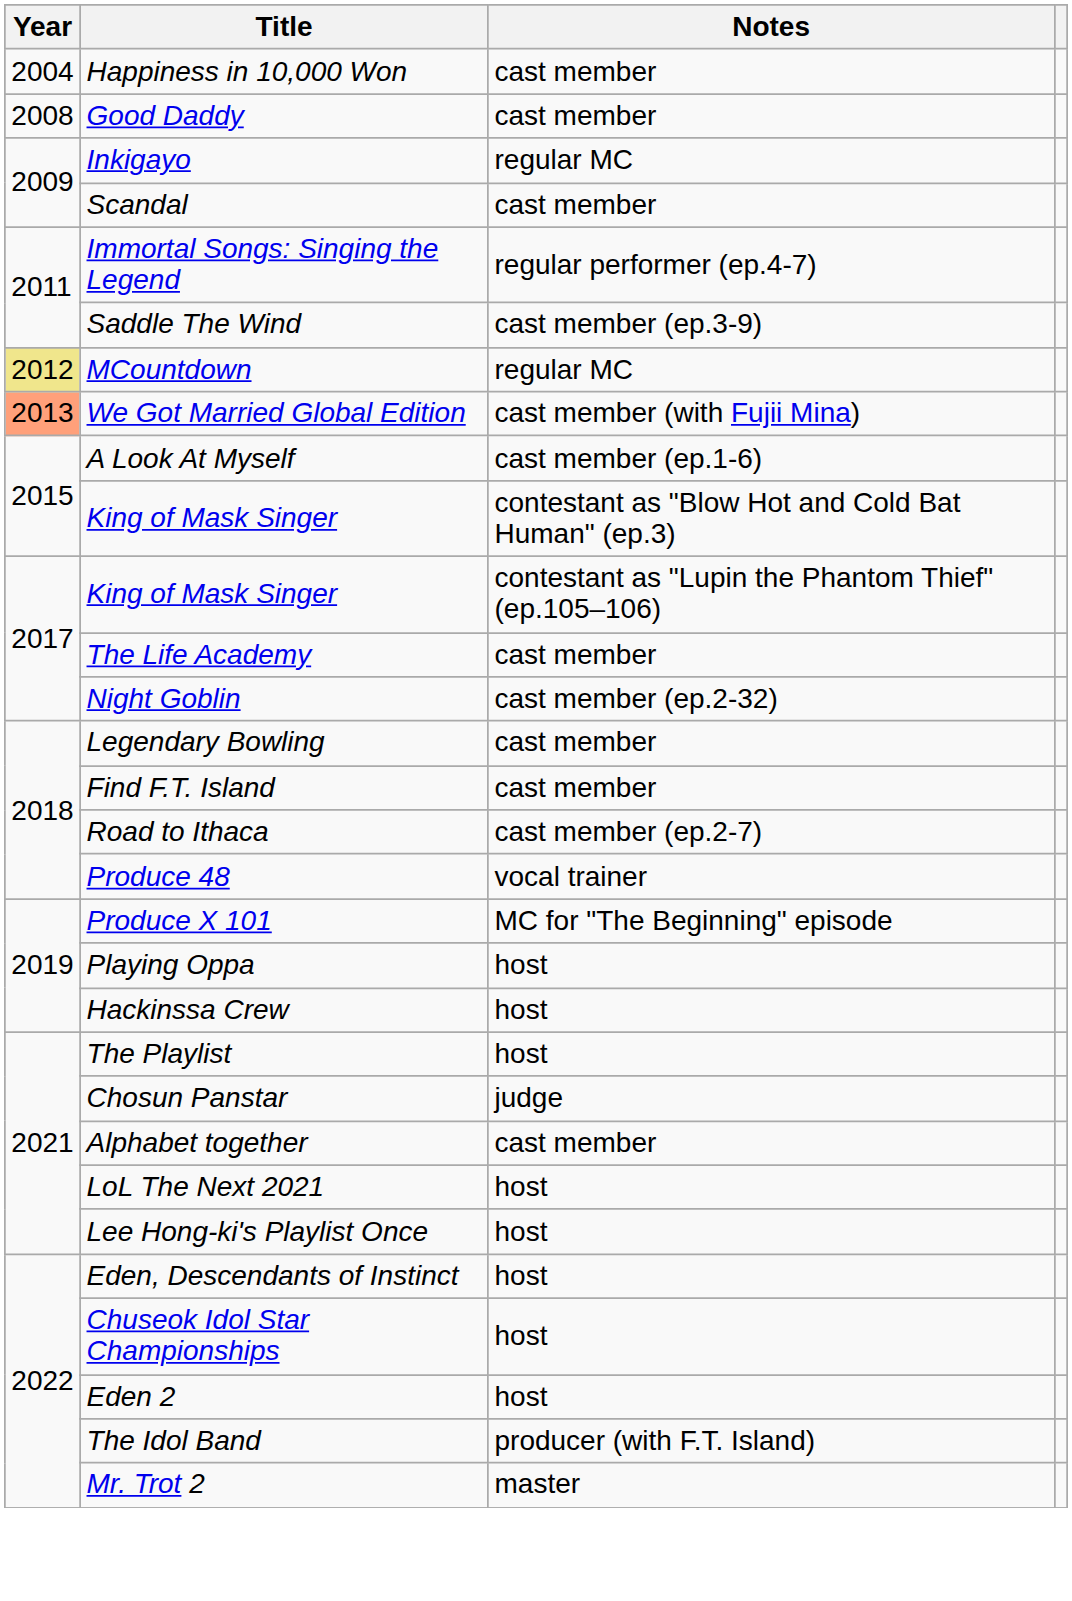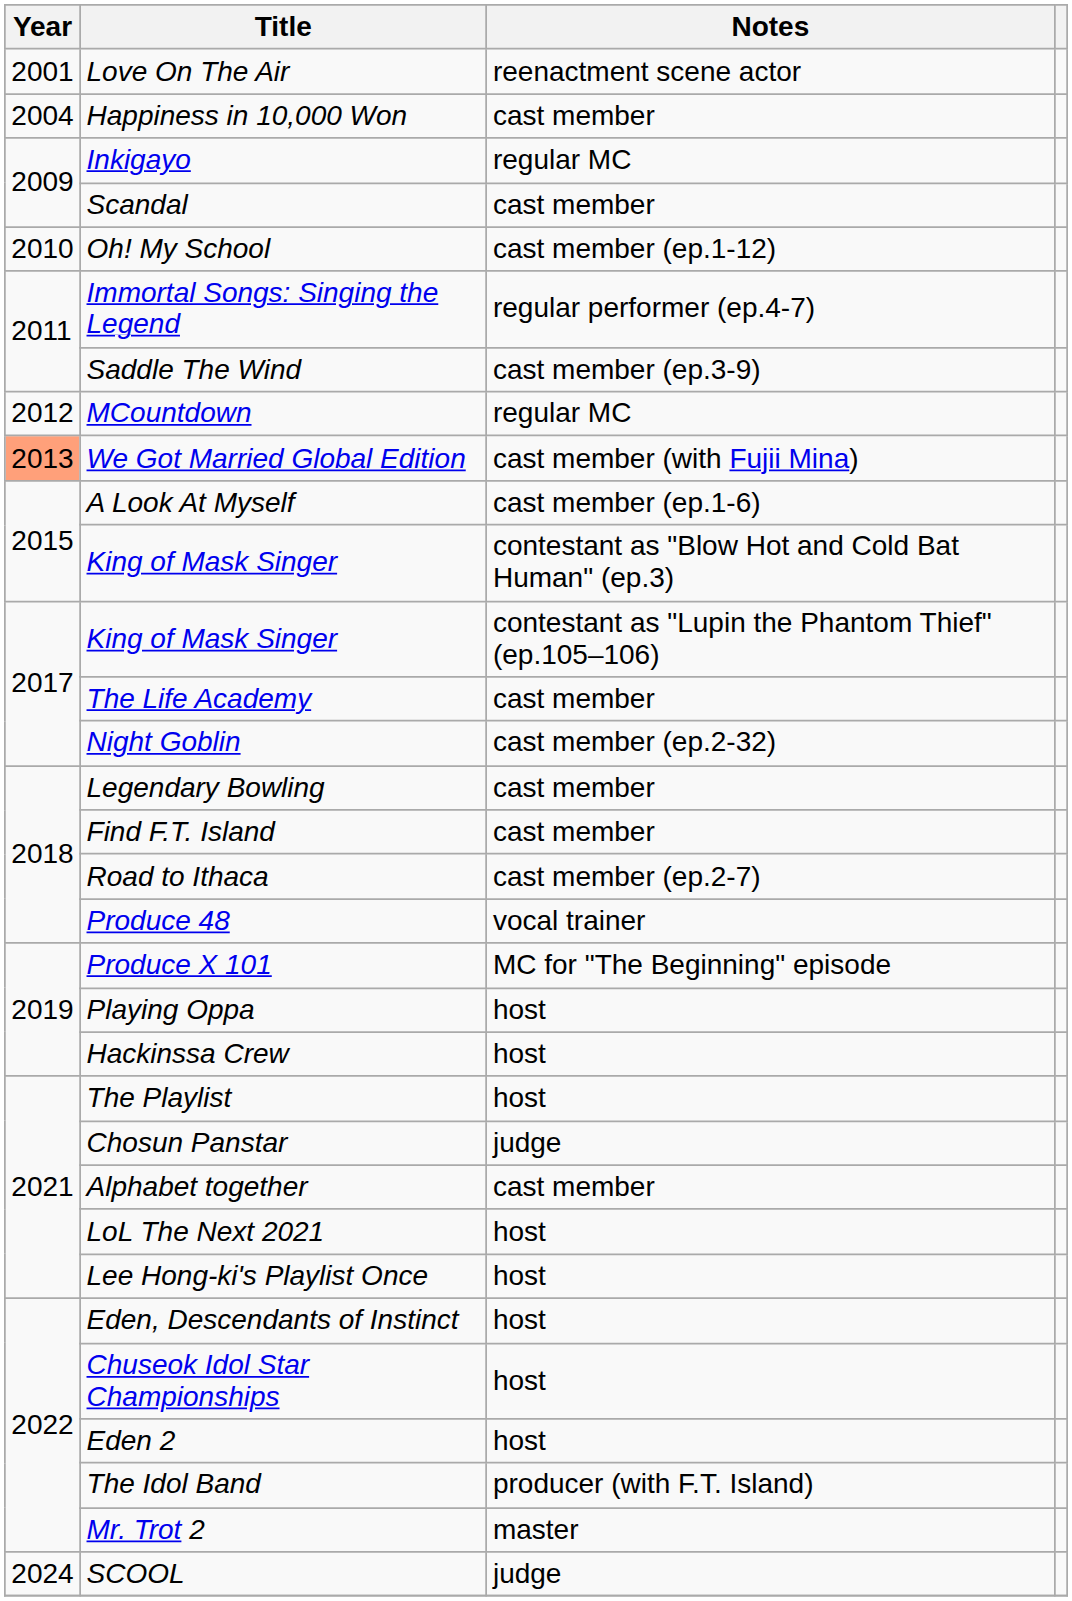+ row: (188, 71)
- row: (165, 115)
+ row: (178, 248)
(42, 369) khaki background -> (42, 413) no background
+ row: (136, 1573)
